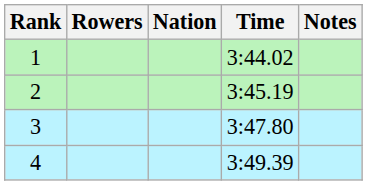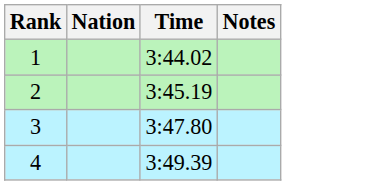- column: (107, 22)
